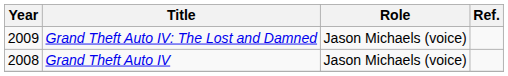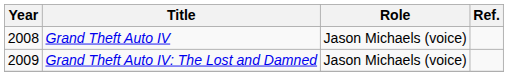rows swapped: (108, 60) <-> (181, 37)
